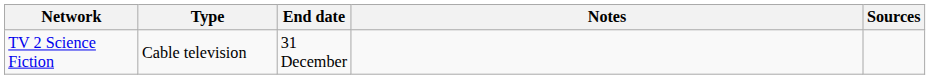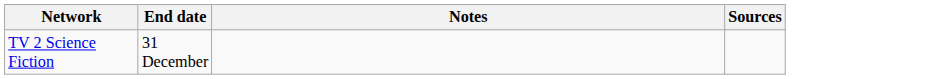- column: (208, 17)
